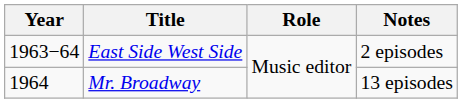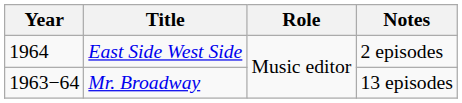(44, 51) 1963−64 -> (29, 51) 1964
(29, 82) 1964 -> (44, 82) 1963−64
